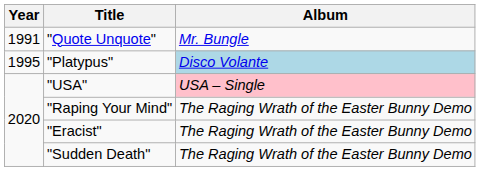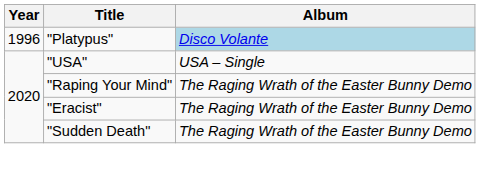- row: (101, 39)
(24, 62) 1995 -> (24, 39) 1996
(222, 85) pink background -> (222, 62) no background
